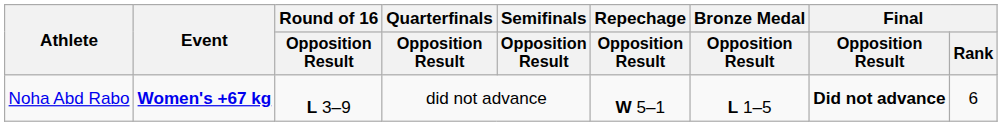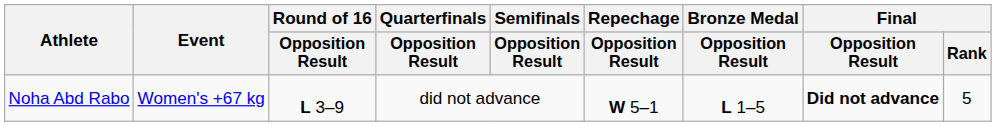(204, 99) bold -> (201, 99) normal
(973, 99) 6 -> (967, 99) 5
